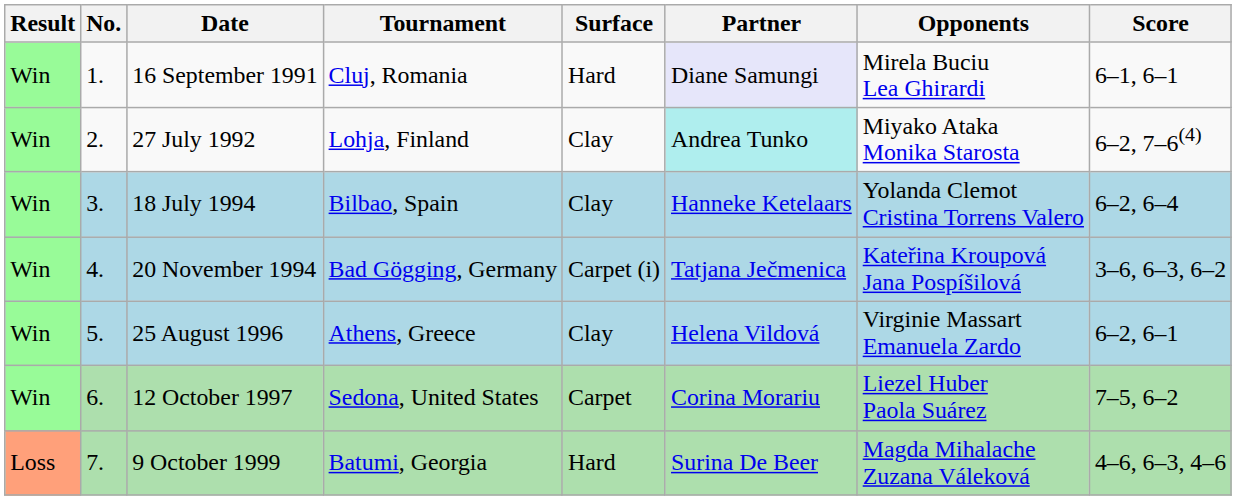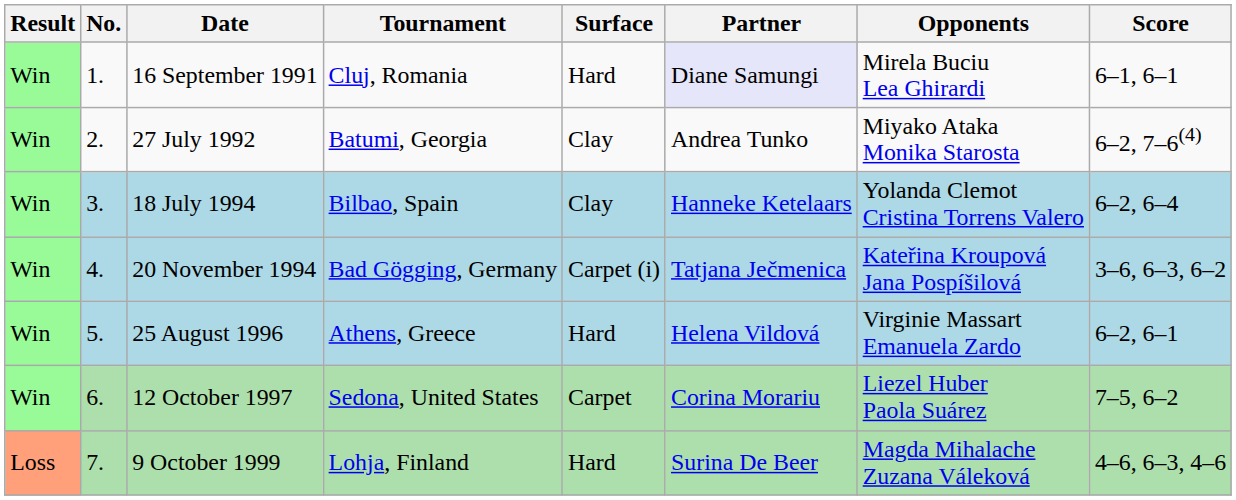(399, 139) Lohja, Finland -> (408, 139) Batumi, Georgia
(740, 139) paleturquoise background -> (740, 139) no background
(591, 333) Clay -> (592, 333) Hard
(408, 462) Batumi, Georgia -> (399, 462) Lohja, Finland
